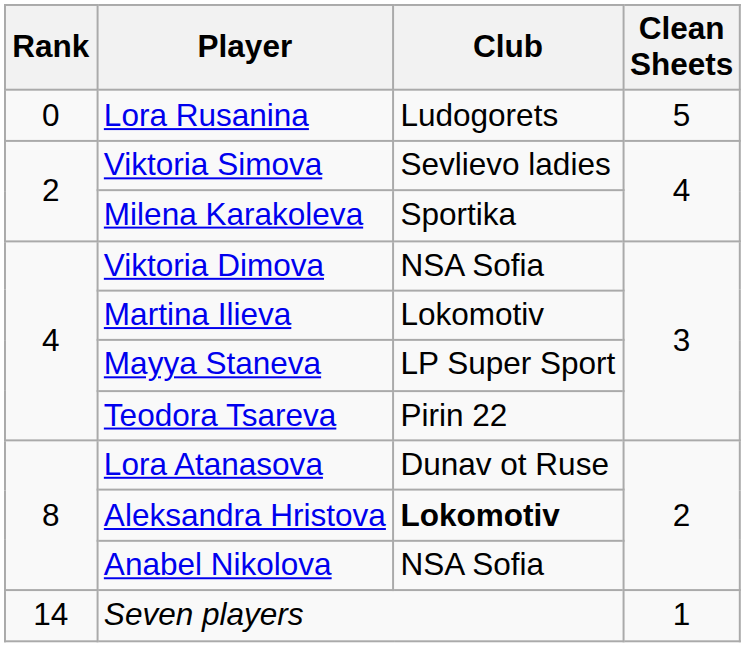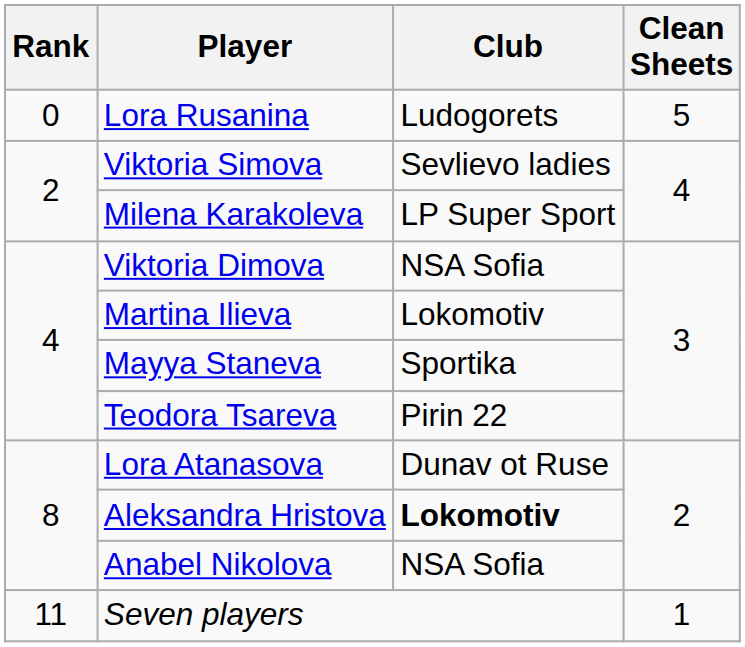(458, 214) Sportika -> (508, 214) LP Super Sport
(508, 364) LP Super Sport -> (458, 364) Sportika
(51, 614) 14 -> (51, 614) 11
